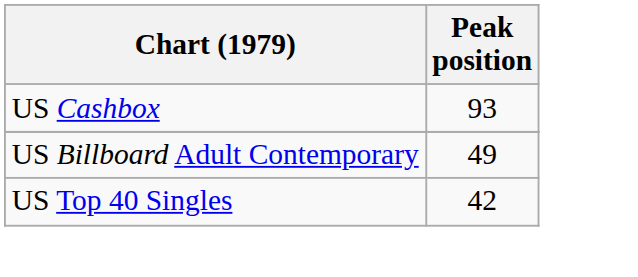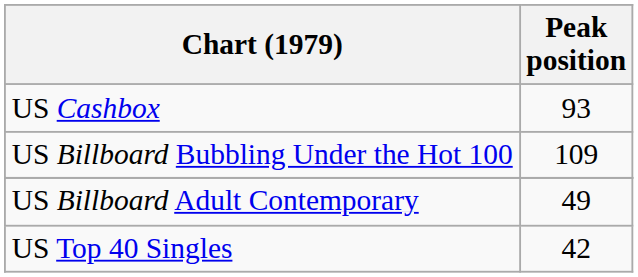+ row: (262, 154)
